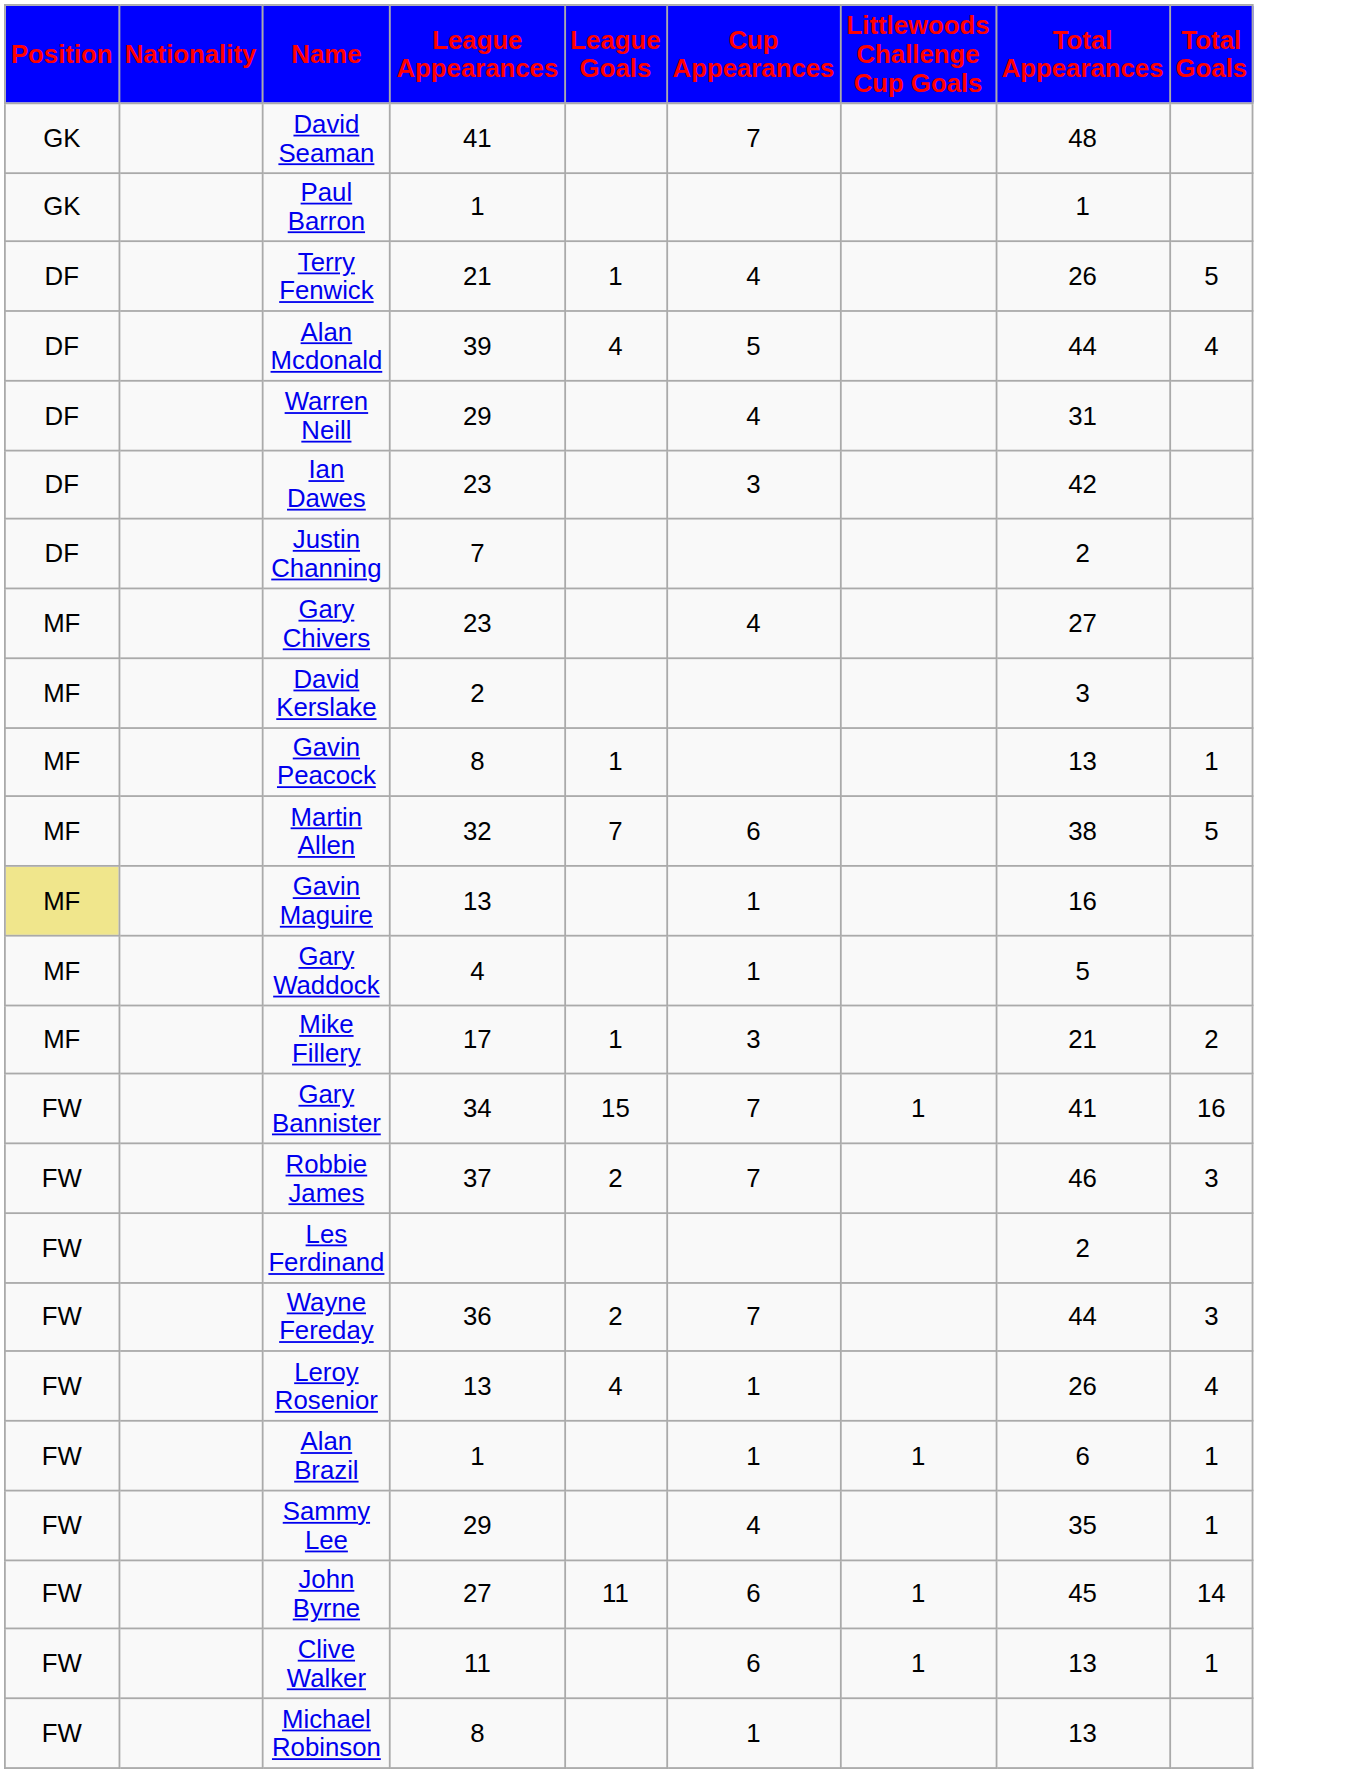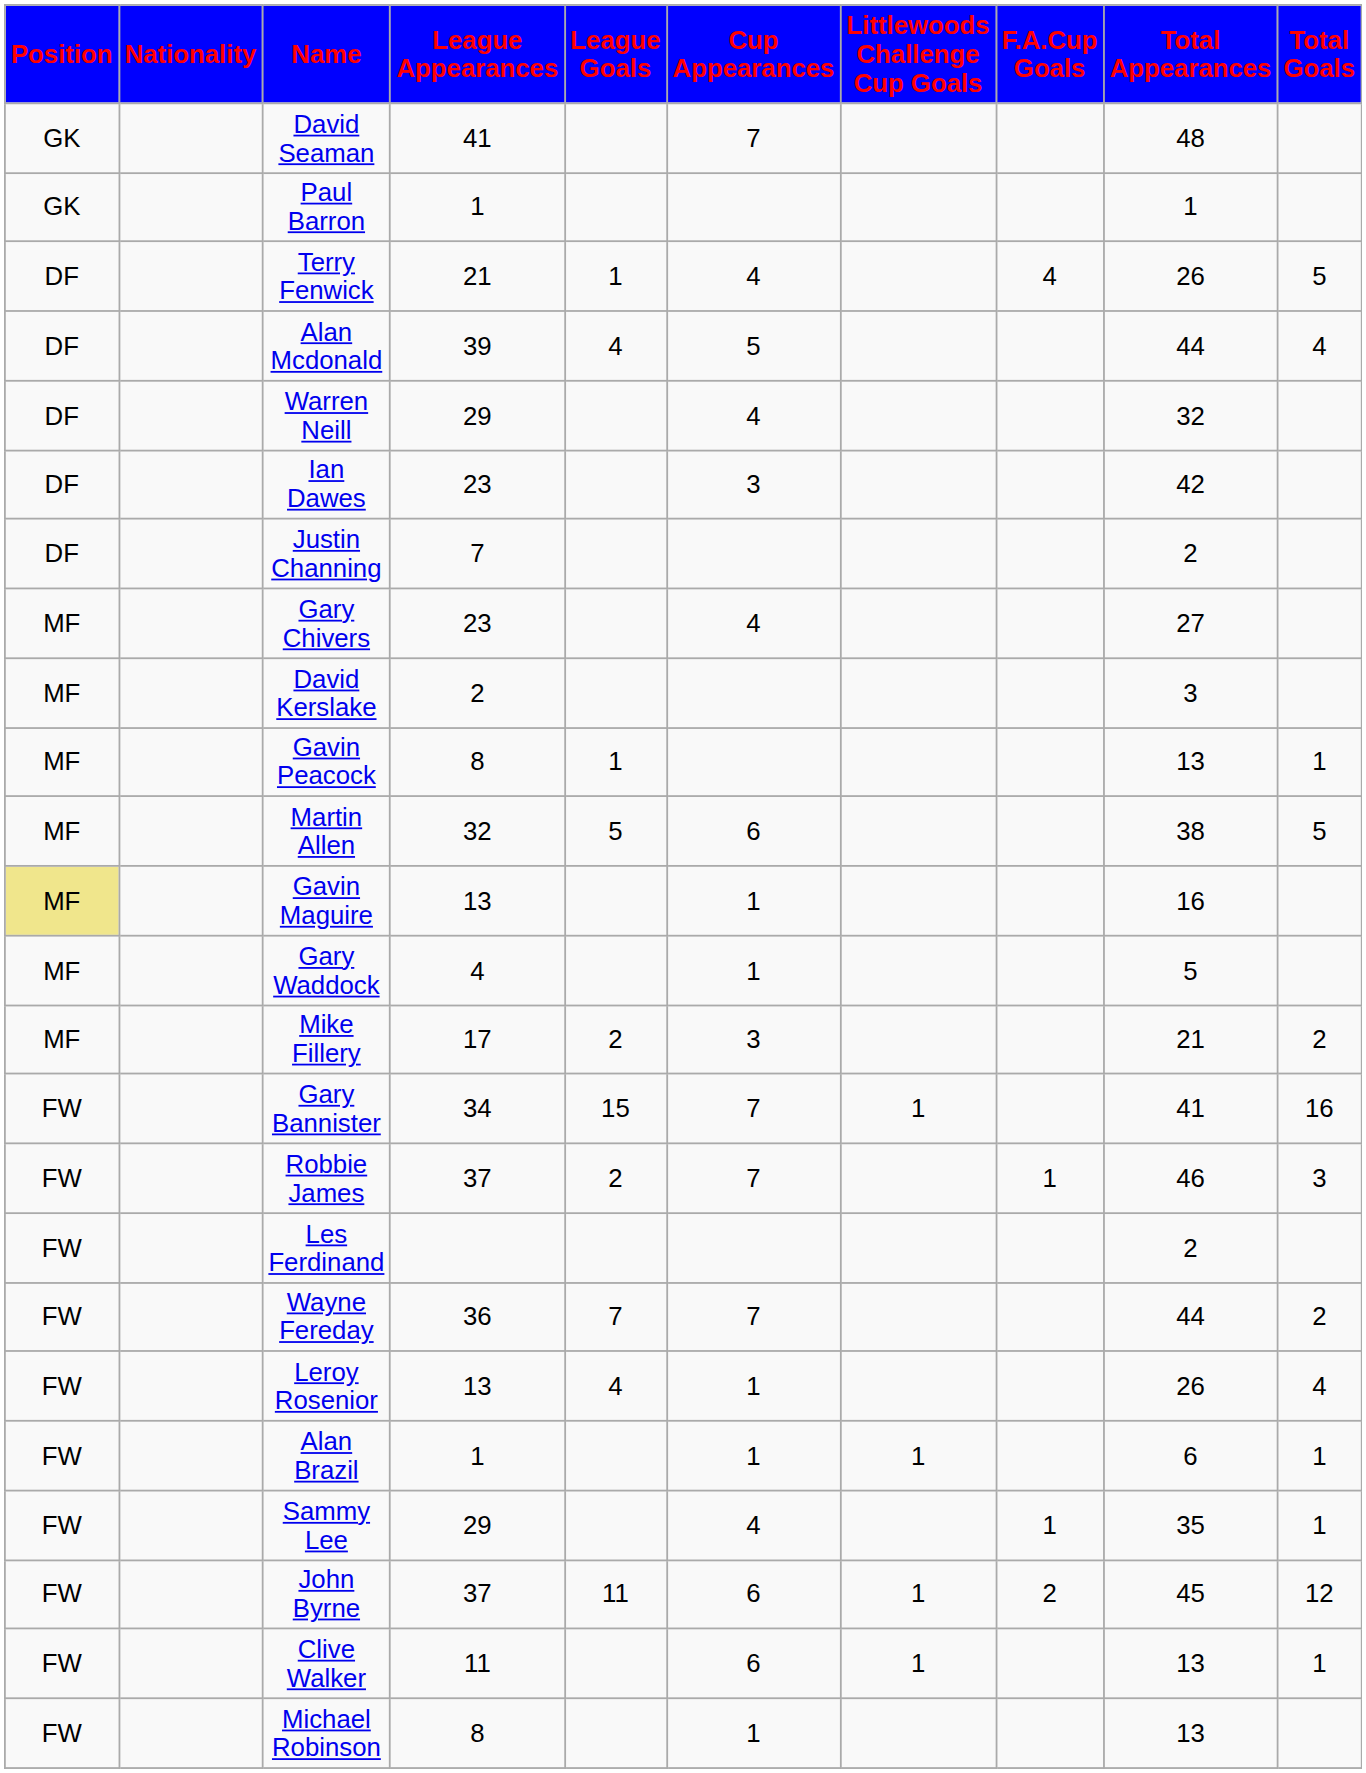+ column: (1050, 54)
(1083, 415) 31 -> (1191, 415) 32
(615, 832) 7 -> (615, 832) 5
(615, 1040) 1 -> (615, 1040) 2
(615, 1317) 2 -> (615, 1317) 7
(1211, 1317) 3 -> (1319, 1317) 2
(477, 1595) 27 -> (477, 1595) 37
(1211, 1595) 14 -> (1319, 1595) 12
